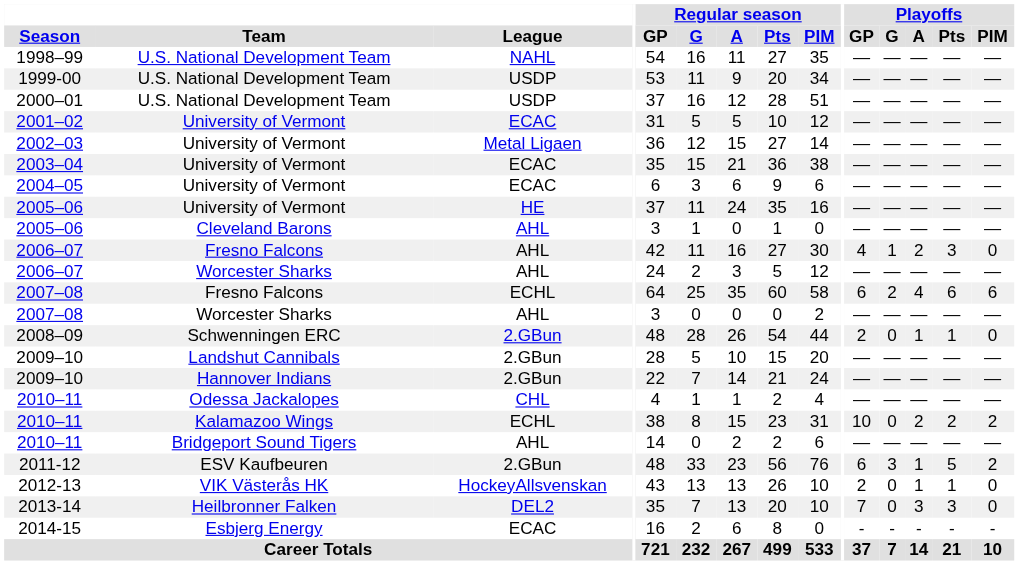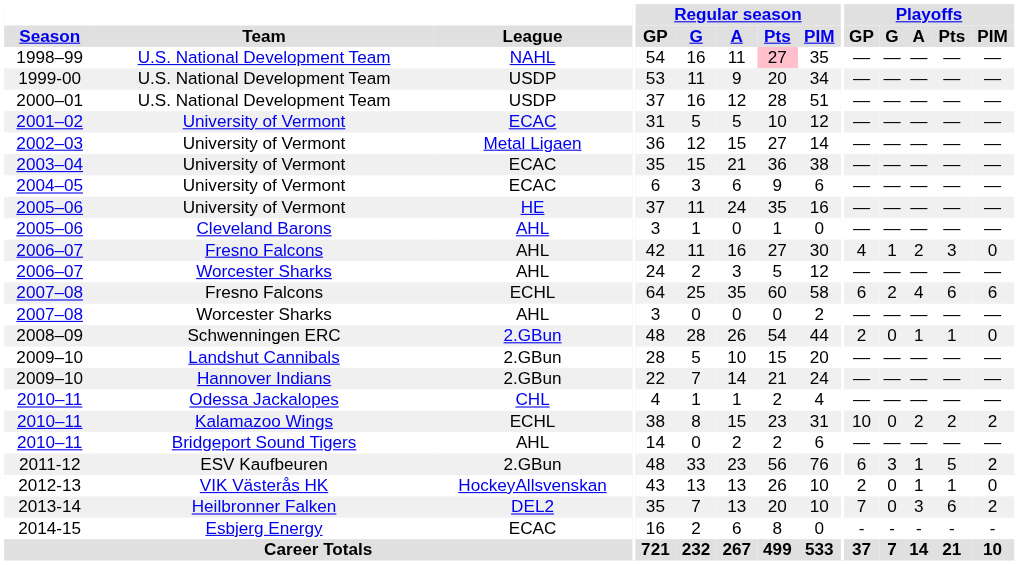(777, 57) no background -> (777, 57) pink background
(952, 507) 3 -> (952, 507) 6
(993, 507) 0 -> (993, 507) 2
